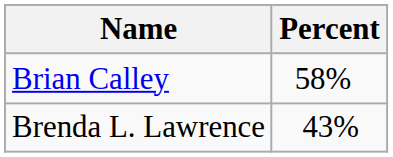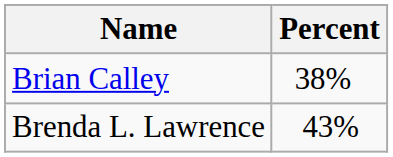(315, 77) 58% -> (315, 77) 38%
